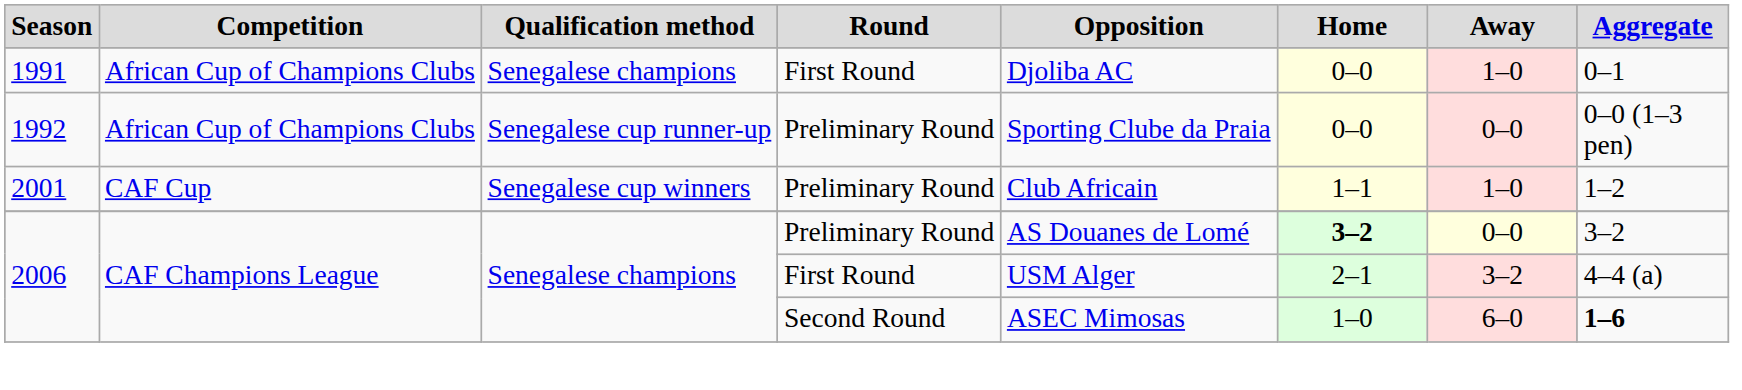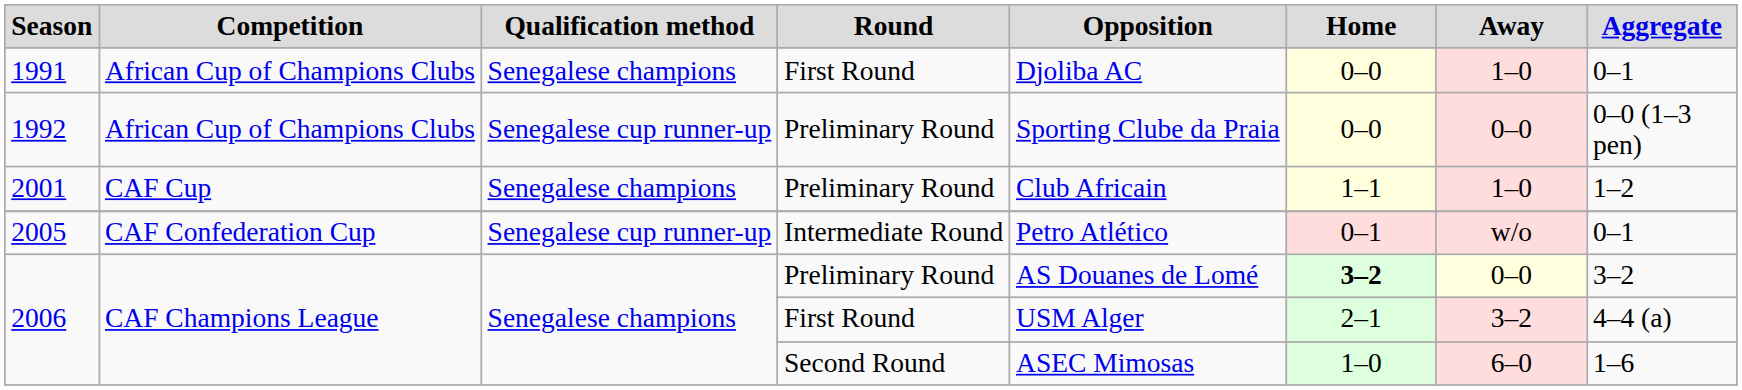(619, 188) Senegalese cup winners -> (612, 188) Senegalese champions
+ row: (39, 231)
(1604, 319) bold -> (1614, 362) normal
